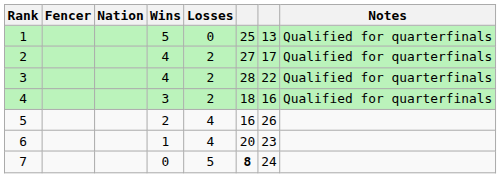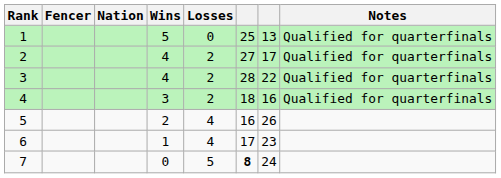(247, 141) 20 -> (247, 141) 17
